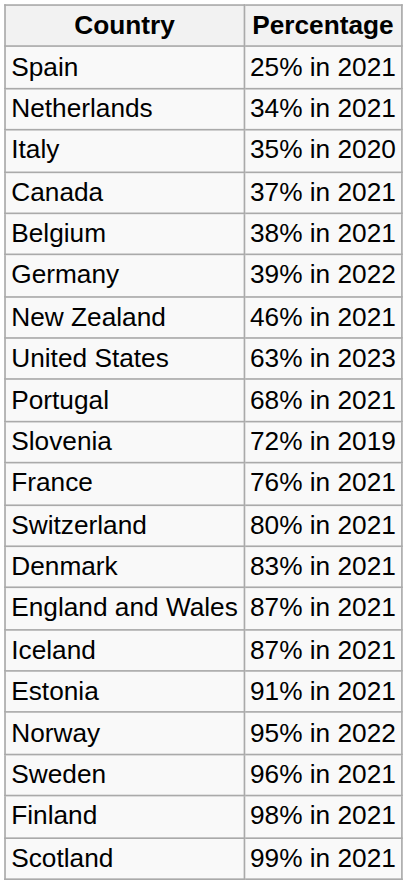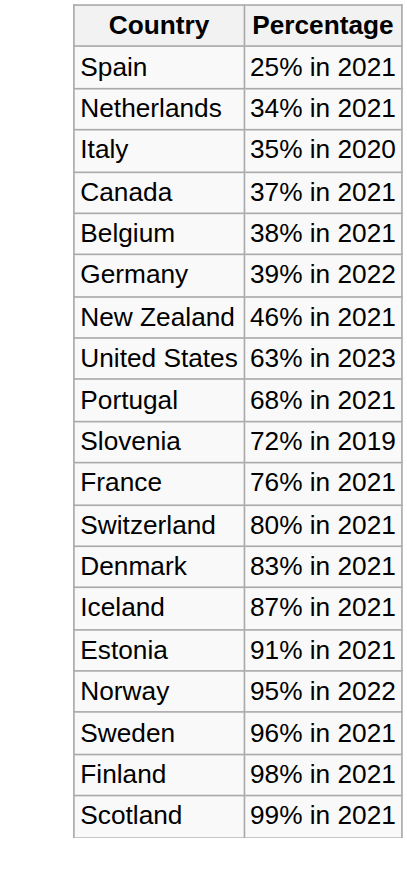- row: (125, 608)
